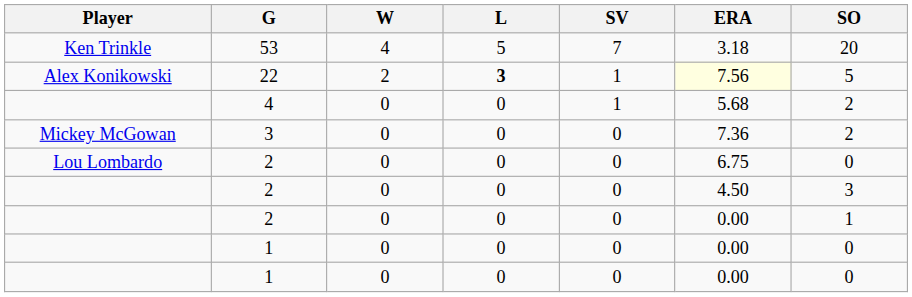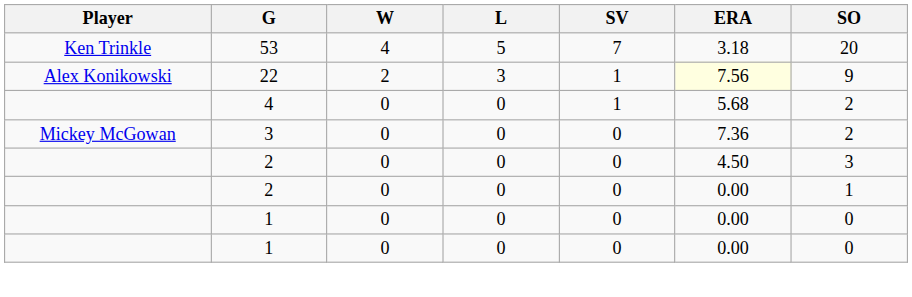(501, 76) bold -> (501, 76) normal
(849, 76) 5 -> (849, 76) 9
- row: (108, 162)
